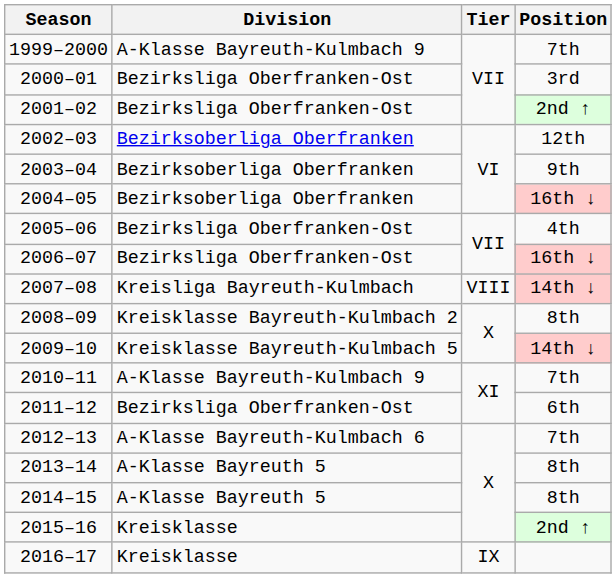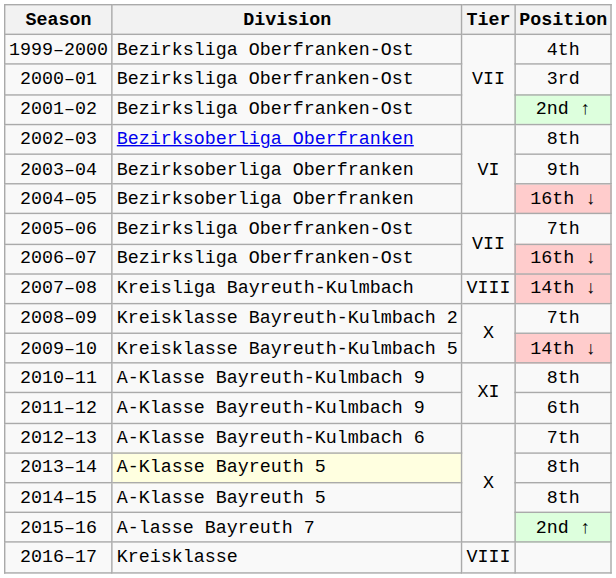(271, 50) A-Klasse Bayreuth-Kulmbach 9 -> (265, 50) Bezirksliga Oberfranken-Ost
(563, 50) 7th -> (563, 50) 4th
(563, 139) 12th -> (563, 139) 8th
(563, 229) 4th -> (563, 229) 7th
(563, 318) 8th -> (563, 318) 7th
(563, 378) 7th -> (563, 378) 8th
(265, 408) Bezirksliga Oberfranken-Ost -> (271, 408) A-Klasse Bayreuth-Kulmbach 9
(221, 468) no background -> (221, 468) lightyellow background
(177, 528) Kreisklasse -> (216, 528) A-lasse Bayreuth 7
(489, 557) IX -> (489, 557) VIII
